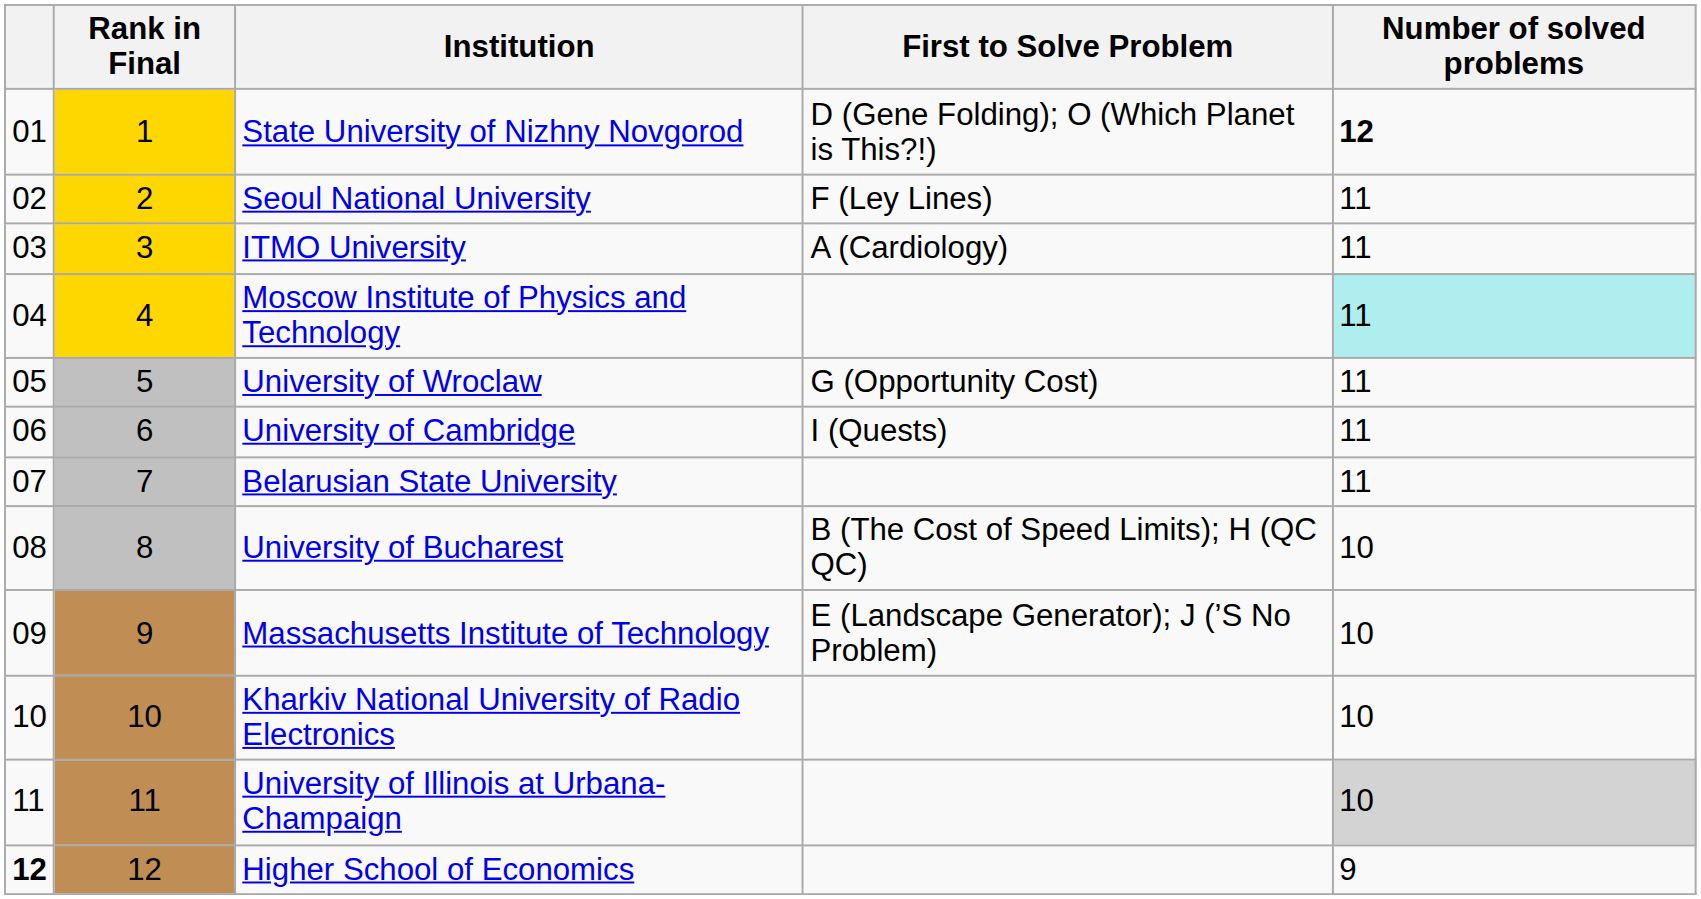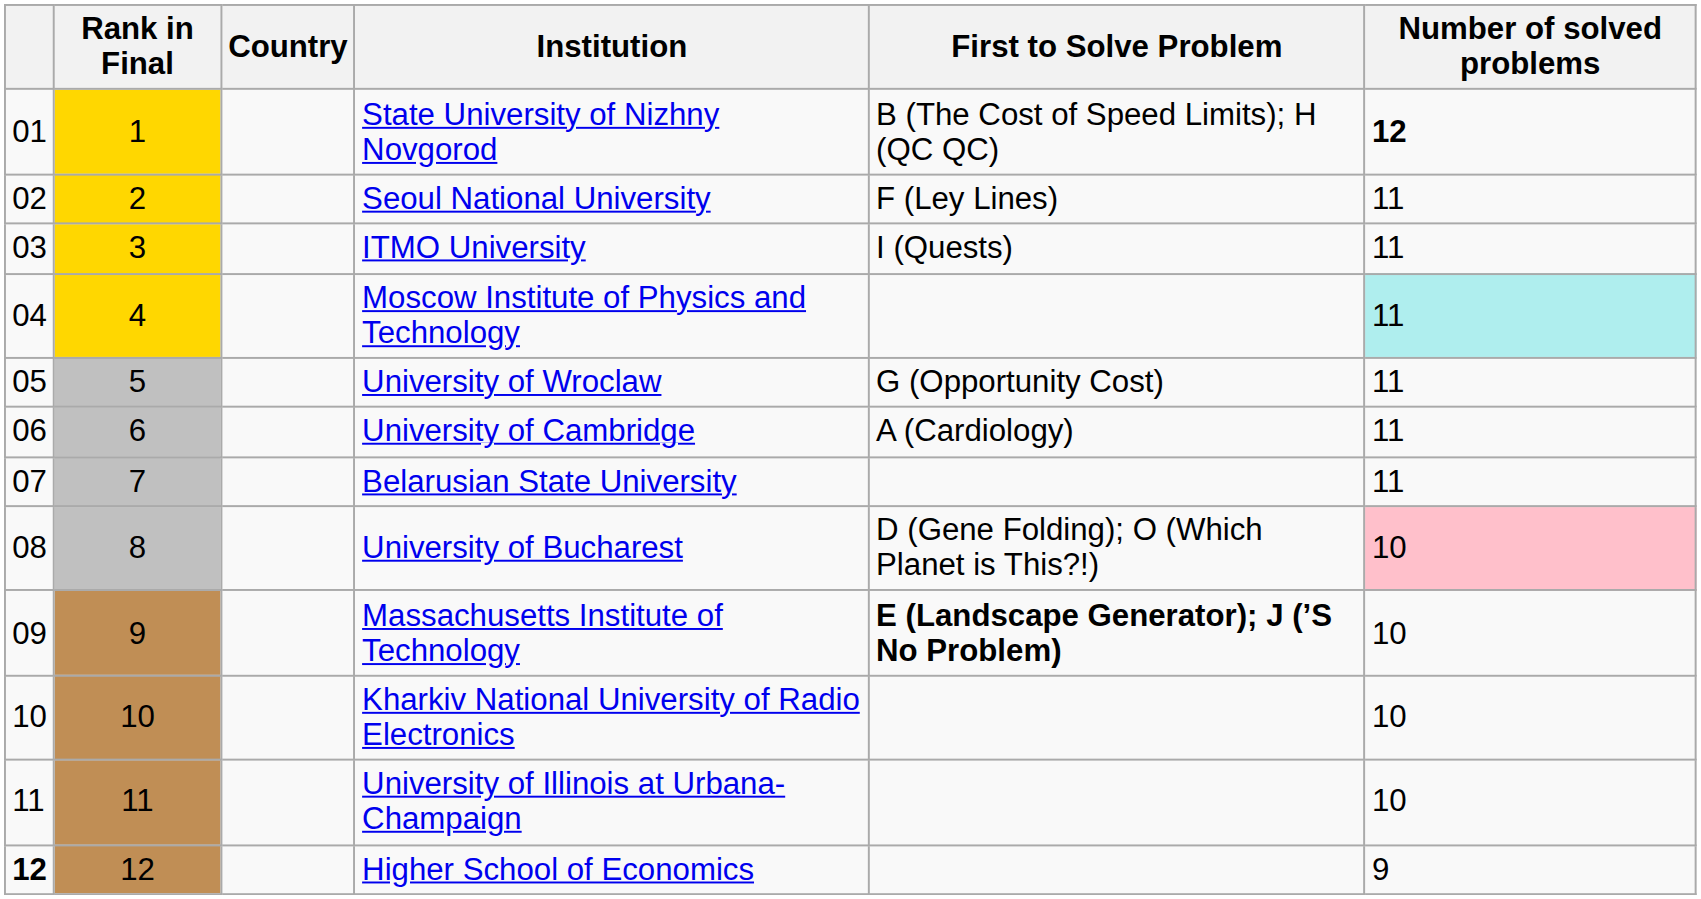+ column: (288, 46)
(1052, 131) D (Gene Folding); O (Which Planet is This?!) -> (1096, 131) B (The Cost of Speed Limits); H (QC QC)
(909, 247) A (Cardiology) -> (945, 247) I (Quests)
(879, 431) I (Quests) -> (975, 431) A (Cardiology)
(1064, 547) B (The Cost of Speed Limits); H (QC QC) -> (1069, 547) D (Gene Folding); O (Which Planet is This?!)
(1357, 547) no background -> (1389, 547) pink background
(1051, 632) normal -> (1104, 632) bold
(1357, 801) lightgrey background -> (1389, 801) no background
